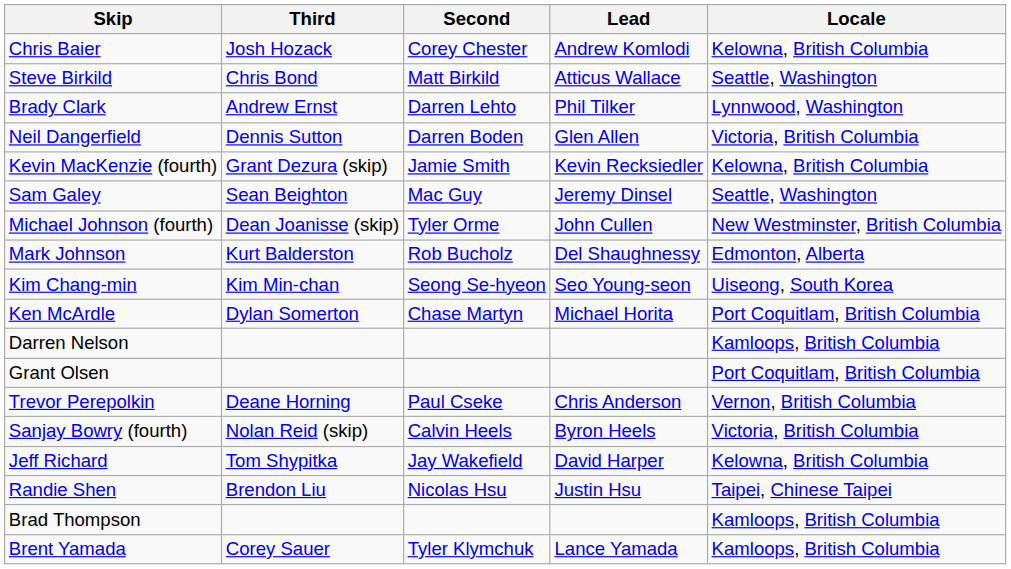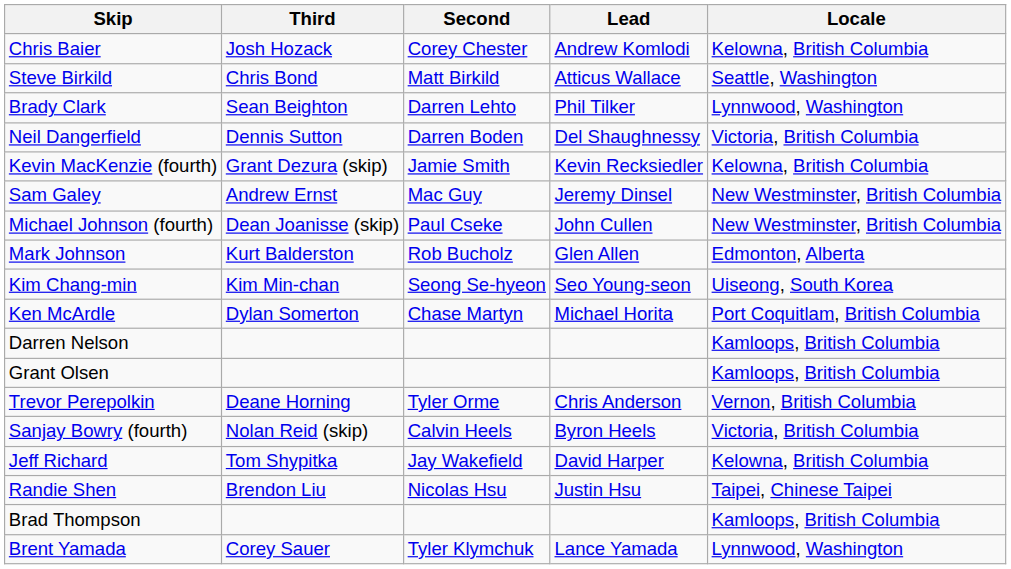(282, 107) Andrew Ernst -> (287, 107) Sean Beighton
(597, 136) Glen Allen -> (627, 136) Del Shaughnessy
(287, 195) Sean Beighton -> (282, 195) Andrew Ernst
(794, 195) Seattle, Washington -> (856, 195) New Westminster, British Columbia
(454, 225) Tyler Orme -> (455, 225) Paul Cseke
(627, 254) Del Shaughnessy -> (597, 254) Glen Allen
(846, 372) Port Coquitlam, British Columbia -> (826, 372) Kamloops, British Columbia
(455, 401) Paul Cseke -> (454, 401) Tyler Orme
(826, 549) Kamloops, British Columbia -> (807, 549) Lynnwood, Washington
